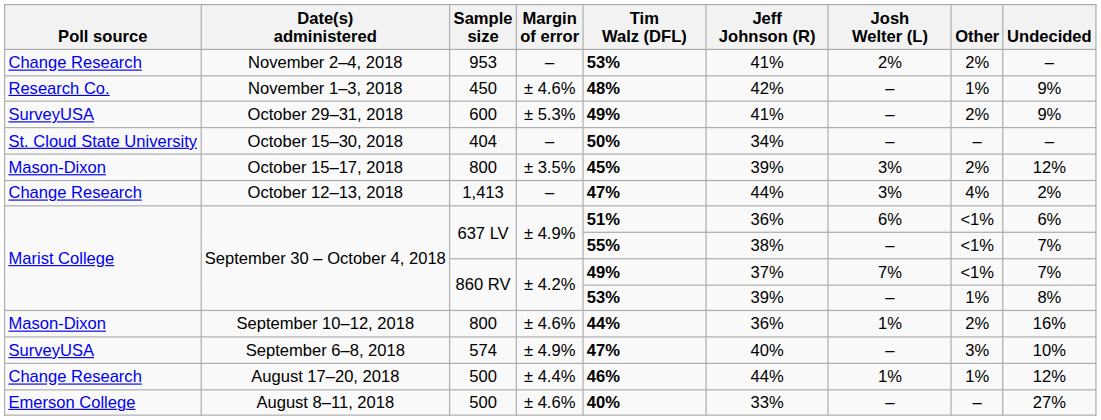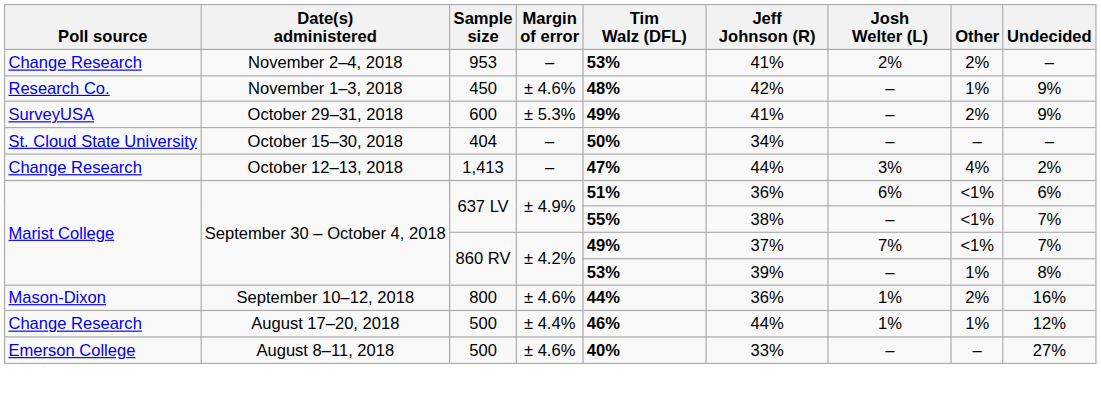- row: (325, 167)
- row: (325, 350)
